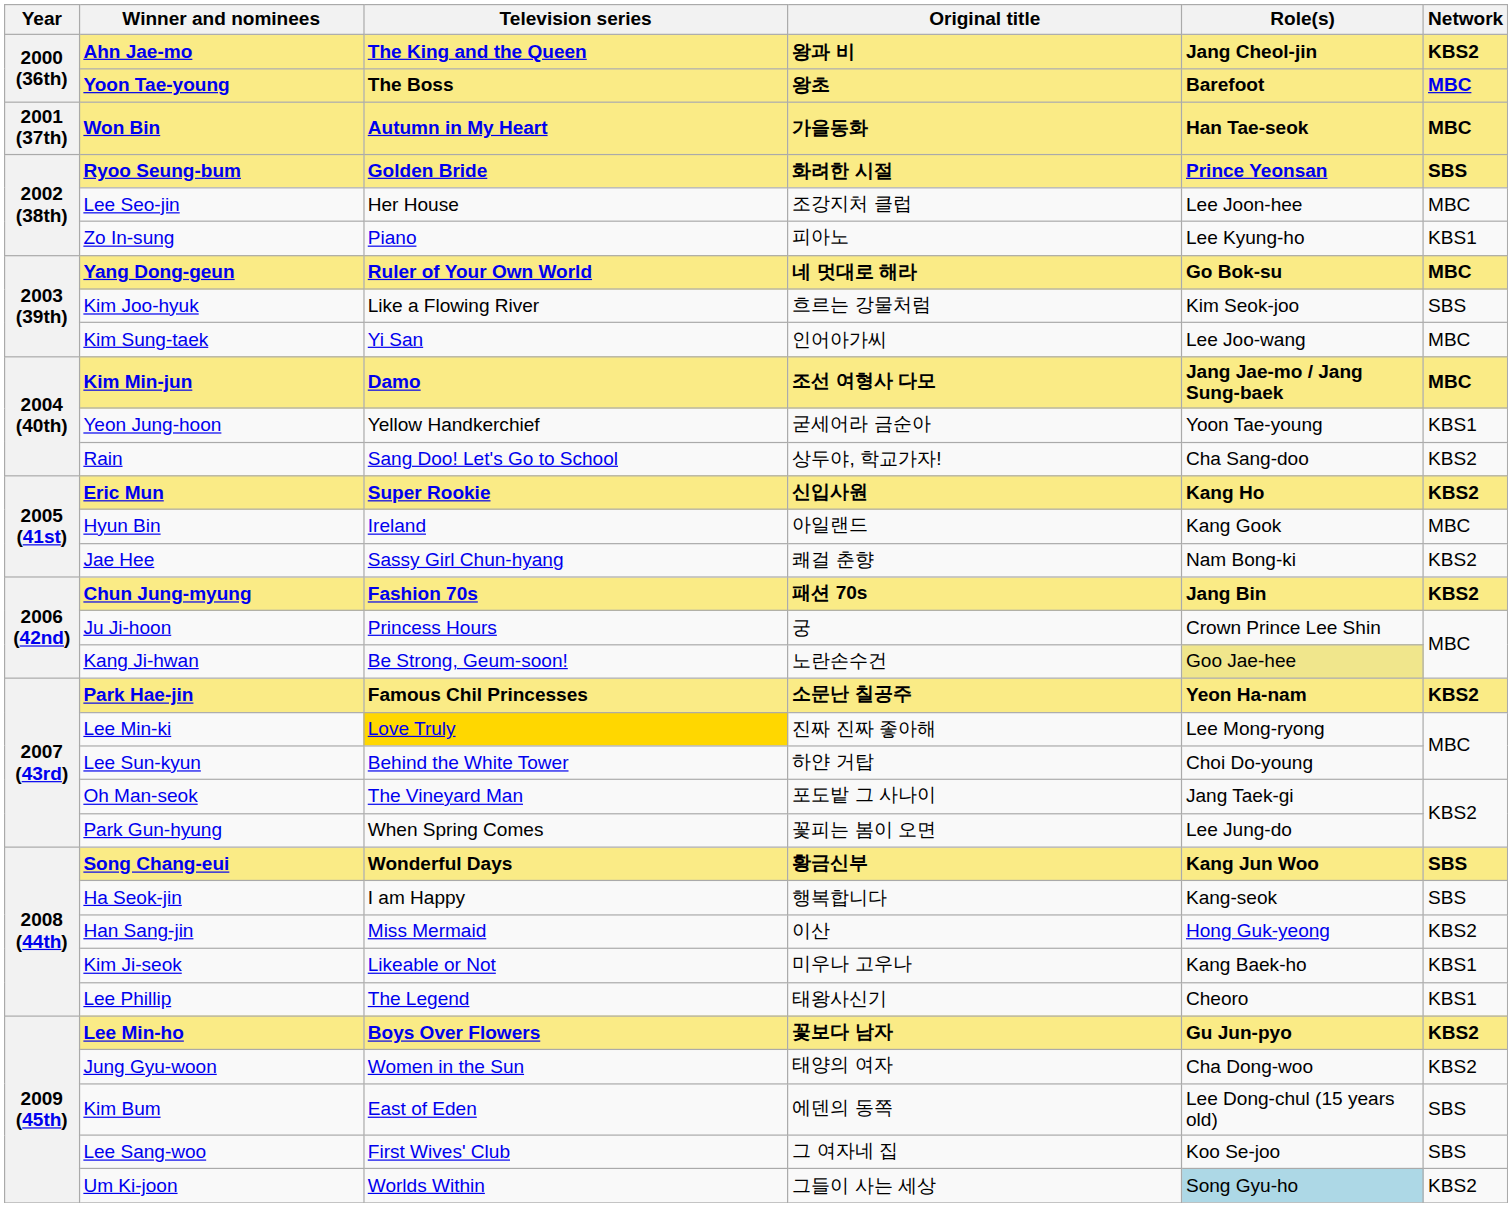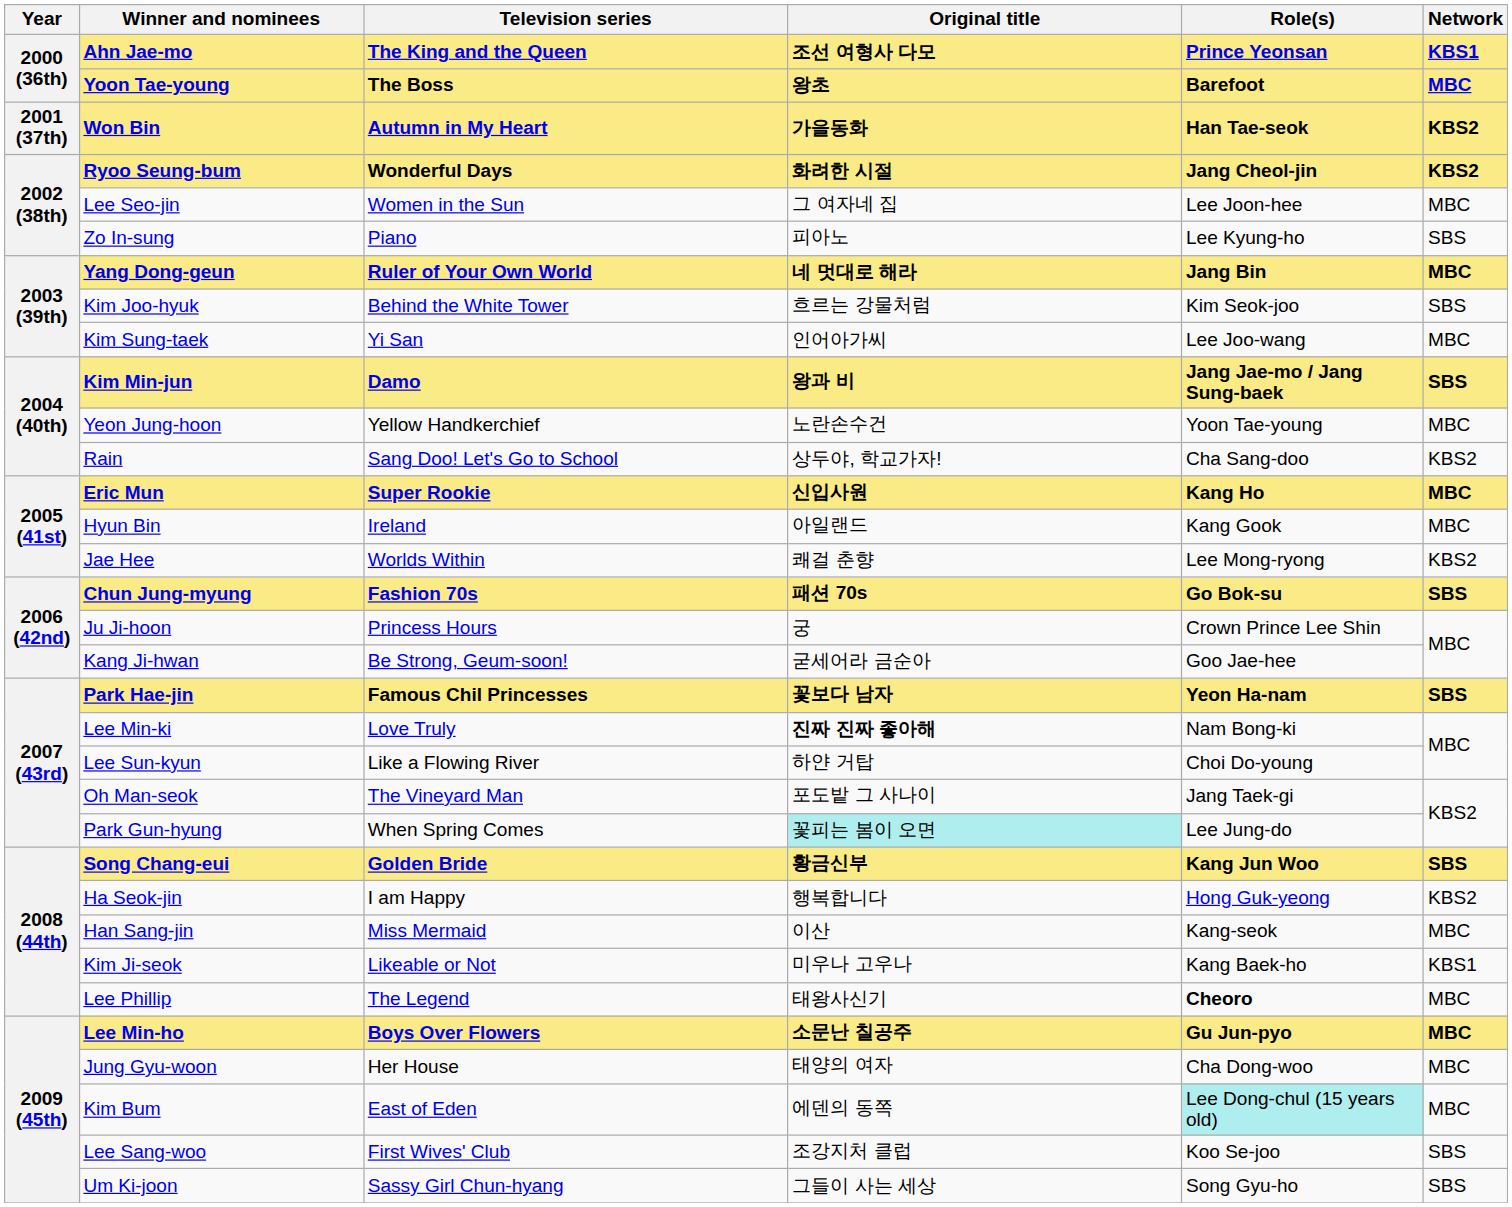(824, 50) 왕과 비 -> (864, 50) 조선 여형사 다모
(1252, 51) Jang Cheol-jin -> (1257, 51) Prince Yeonsan
(1453, 51) KBS2 -> (1453, 51) KBS1
(1450, 128) MBC -> (1453, 128) KBS2
(428, 170) Golden Bride -> (440, 170) Wonderful Days
(1257, 170) Prince Yeonsan -> (1252, 170) Jang Cheol-jin
(1448, 170) SBS -> (1453, 170) KBS2
(413, 204) Her House -> (446, 204) Women in the Sun
(852, 203) 조강지처 클럽 -> (845, 203) 그 여자네 집
(1452, 238) KBS1 -> (1447, 238) SBS
(1234, 272) Go Bok-su -> (1226, 272) Jang Bin
(453, 305) Like a Flowing River -> (468, 305) Behind the White Tower
(864, 381) 조선 여형사 다모 -> (824, 381) 왕과 비
(1450, 382) MBC -> (1448, 382) SBS
(862, 424) 굳세어라 금순아 -> (840, 424) 노란손수건
(1452, 424) KBS1 -> (1449, 424) MBC
(1453, 492) KBS2 -> (1450, 492) MBC
(466, 560) Sassy Girl Chun-hyang -> (426, 560) Worlds Within
(1241, 560) Nam Bong-ki -> (1255, 560) Lee Mong-ryong
(1226, 593) Jang Bin -> (1234, 593) Go Bok-su
(1453, 593) KBS2 -> (1448, 593) SBS
(840, 660) 노란손수건 -> (862, 660) 굳세어라 금순아
(1241, 661) khaki background -> (1241, 661) no background
(852, 694) 소문난 칠공주 -> (843, 694) 꽃보다 남자
(1453, 695) KBS2 -> (1448, 695) SBS
(412, 728) gold background -> (412, 728) no background
(864, 728) normal -> (864, 728) bold
(1255, 728) Lee Mong-ryong -> (1241, 728) Nam Bong-ki
(468, 762) Behind the White Tower -> (453, 762) Like a Flowing River
(864, 829) no background -> (864, 829) paleturquoise background
(440, 863) Wonderful Days -> (428, 863) Golden Bride
(1232, 897) Kang-seok -> (1258, 897) Hong Guk-yeong
(1447, 897) SBS -> (1452, 897) KBS2
(1258, 931) Hong Guk-yeong -> (1232, 931) Kang-seok
(1452, 931) KBS2 -> (1449, 931) MBC
(1217, 998) normal -> (1219, 998) bold
(1452, 998) KBS1 -> (1449, 998) MBC
(843, 1032) 꽃보다 남자 -> (852, 1032) 소문난 칠공주
(1453, 1032) KBS2 -> (1450, 1032) MBC
(446, 1066) Women in the Sun -> (413, 1066) Her House
(1452, 1066) KBS2 -> (1449, 1066) MBC
(1290, 1109) no background -> (1290, 1109) paleturquoise background
(1447, 1109) SBS -> (1449, 1109) MBC
(845, 1151) 그 여자네 집 -> (852, 1151) 조강지처 클럽
(426, 1185) Worlds Within -> (466, 1185) Sassy Girl Chun-hyang
(1242, 1185) lightblue background -> (1242, 1185) no background
(1452, 1185) KBS2 -> (1447, 1185) SBS
